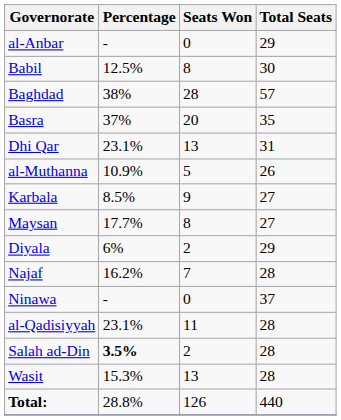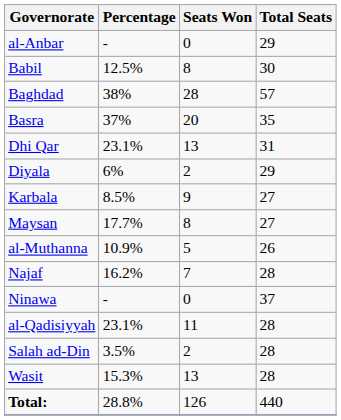rows swapped: (29, 248) <-> (48, 171)
(120, 351) bold -> (119, 351) normal
